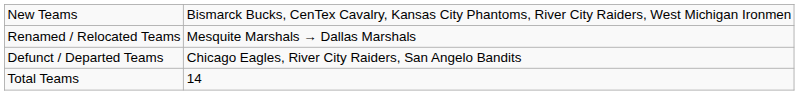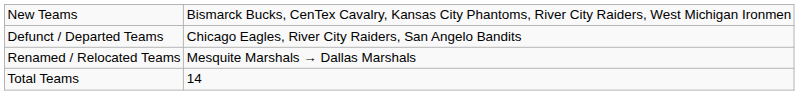rows swapped: (94, 36) <-> (85, 57)
